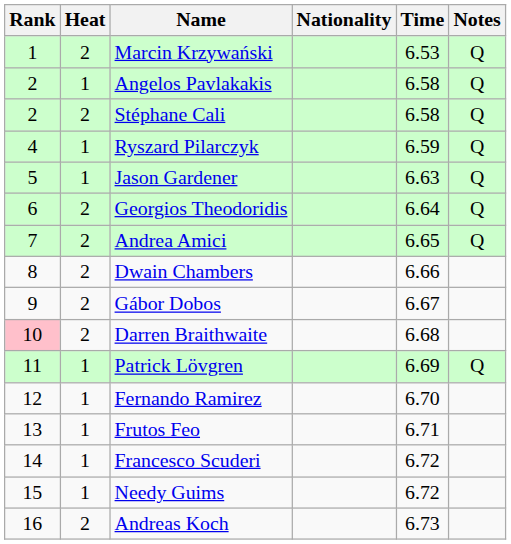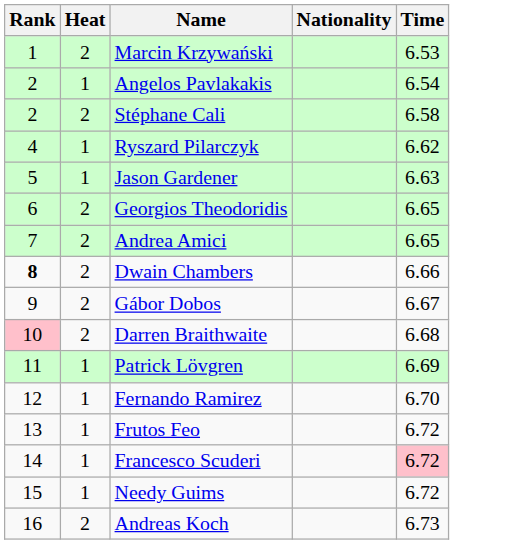- column: (477, 20)
(422, 83) 6.58 -> (422, 83) 6.54
(422, 146) 6.59 -> (422, 146) 6.62
(422, 209) 6.64 -> (422, 209) 6.65
(32, 271) normal -> (32, 271) bold
(422, 429) 6.71 -> (422, 429) 6.72
(422, 460) no background -> (422, 460) pink background
